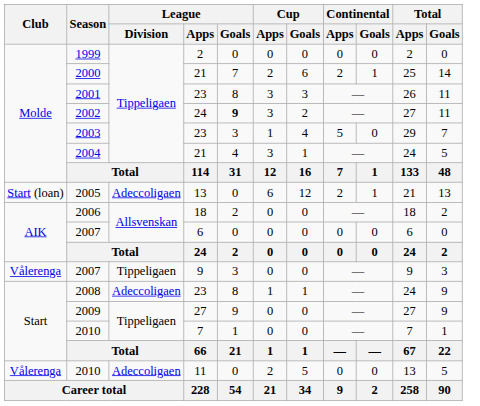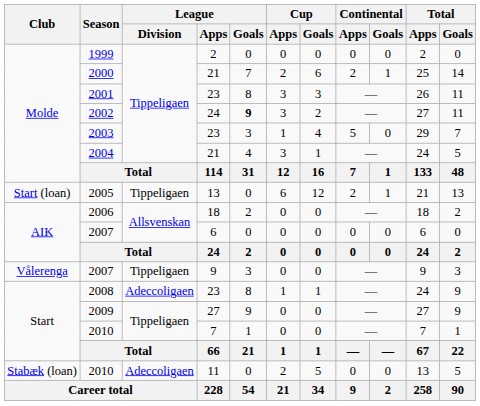(146, 192) Adeccoligaen -> (160, 192) Tippeligaen
(36, 370) Vålerenga -> (42, 370) Stabæk (loan)
